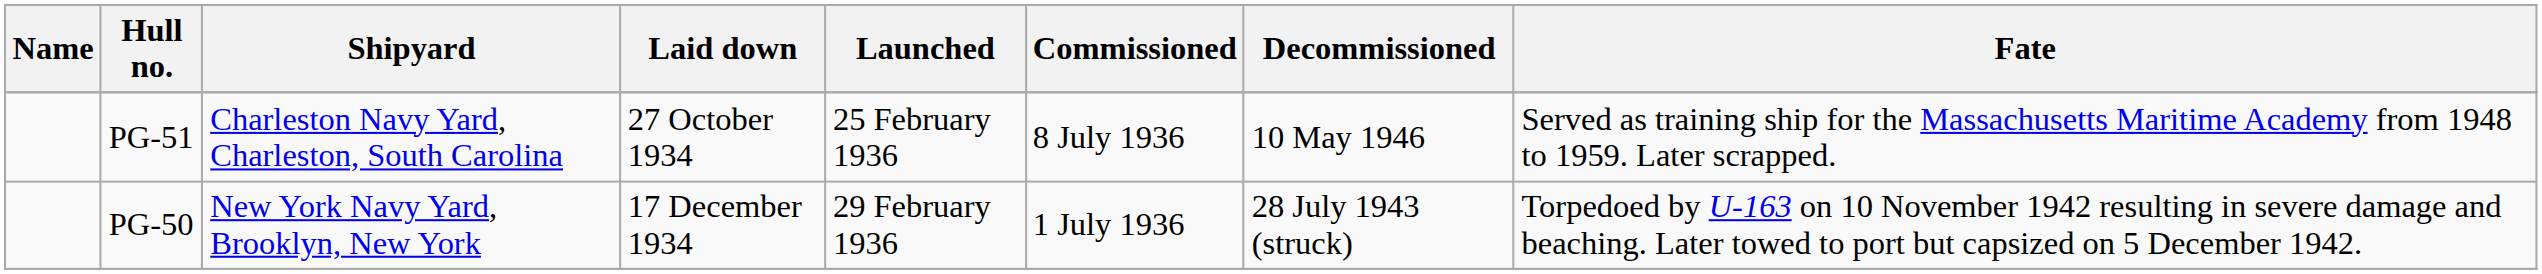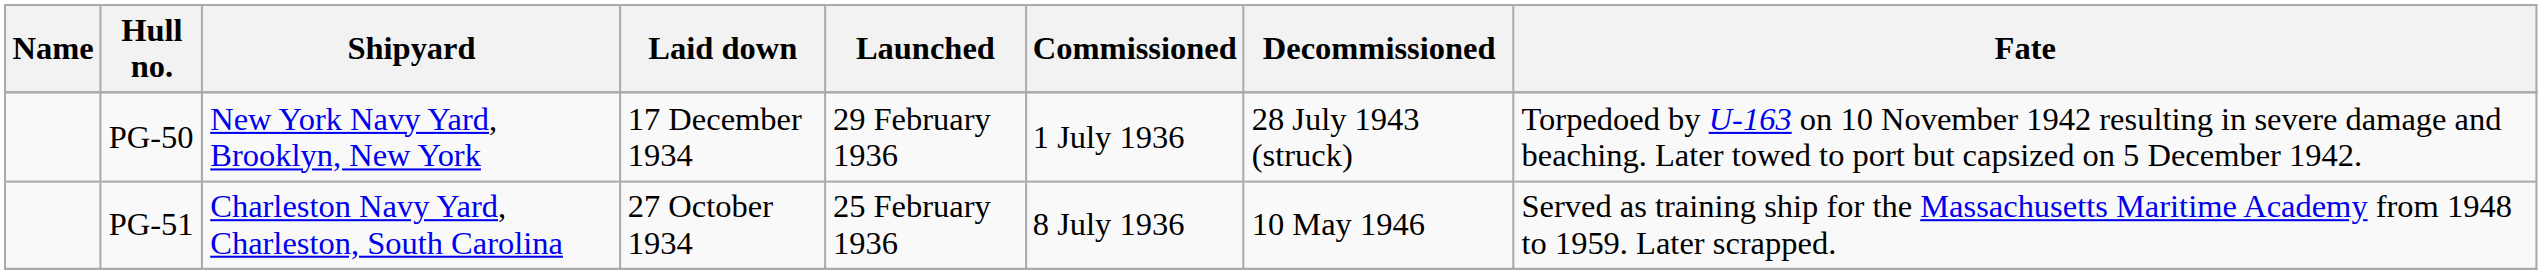rows swapped: (151, 224) <-> (151, 136)
